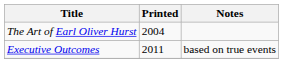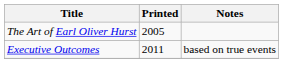(153, 31) 2004 -> (153, 31) 2005
